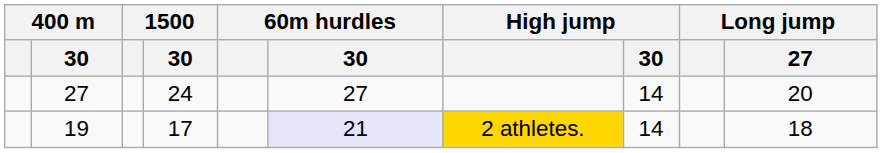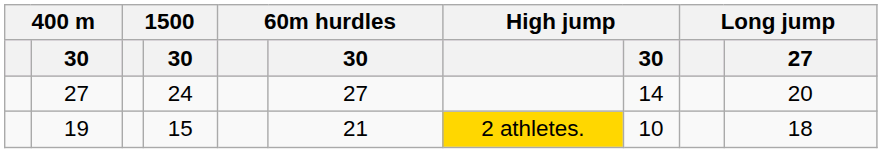(180, 128) 17 -> (180, 128) 15
(355, 128) lavender background -> (355, 128) no background
(651, 128) 14 -> (651, 128) 10
